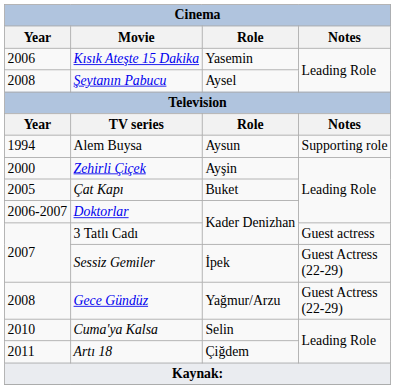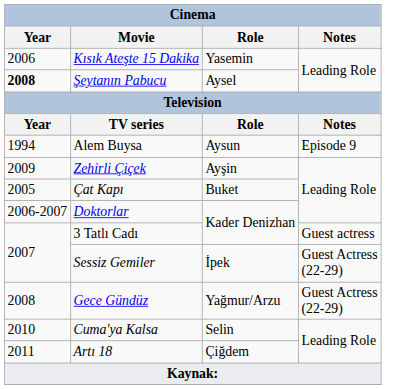(21, 80) normal -> (21, 80) bold
(345, 146) Supporting role -> (329, 146) Episode 9
(21, 168) 2000 -> (21, 168) 2009
